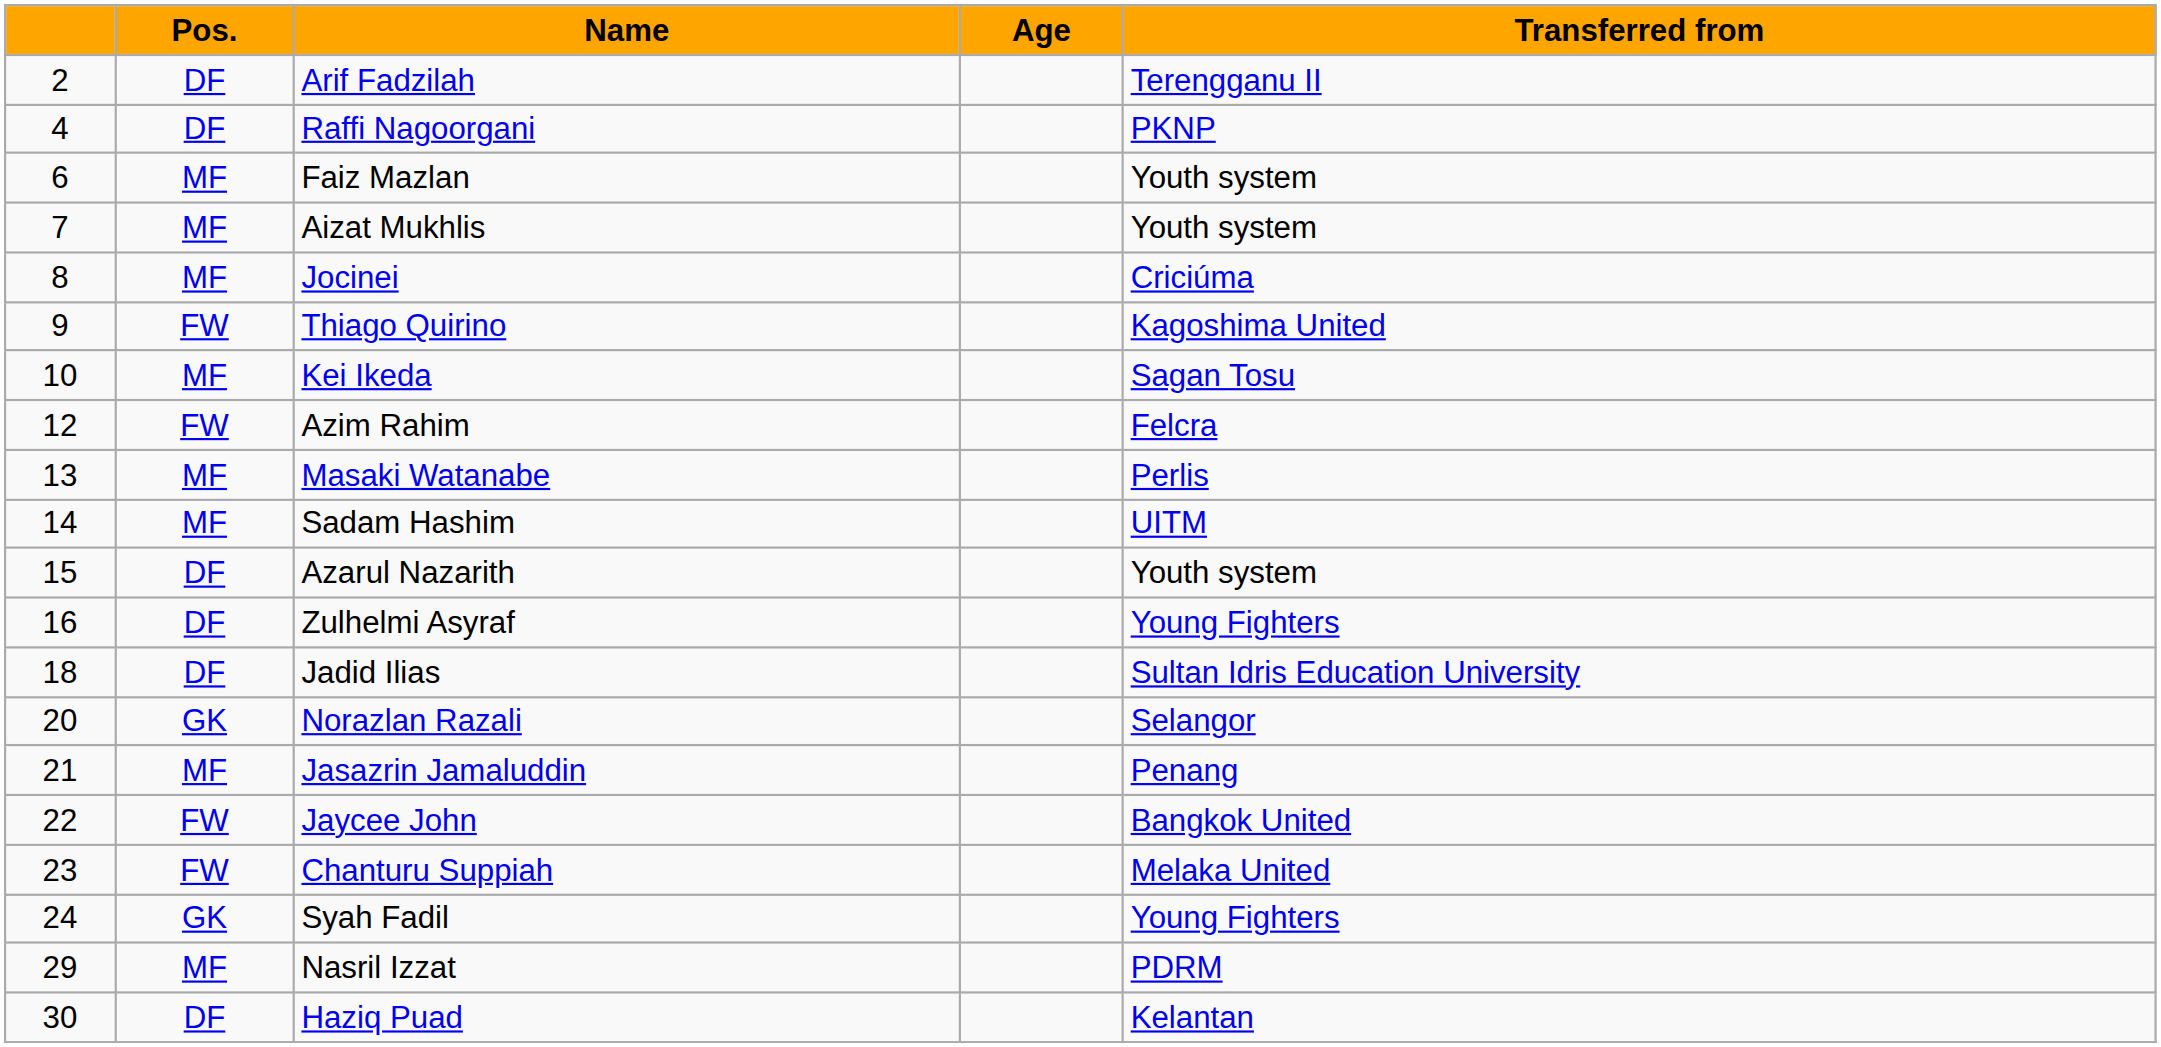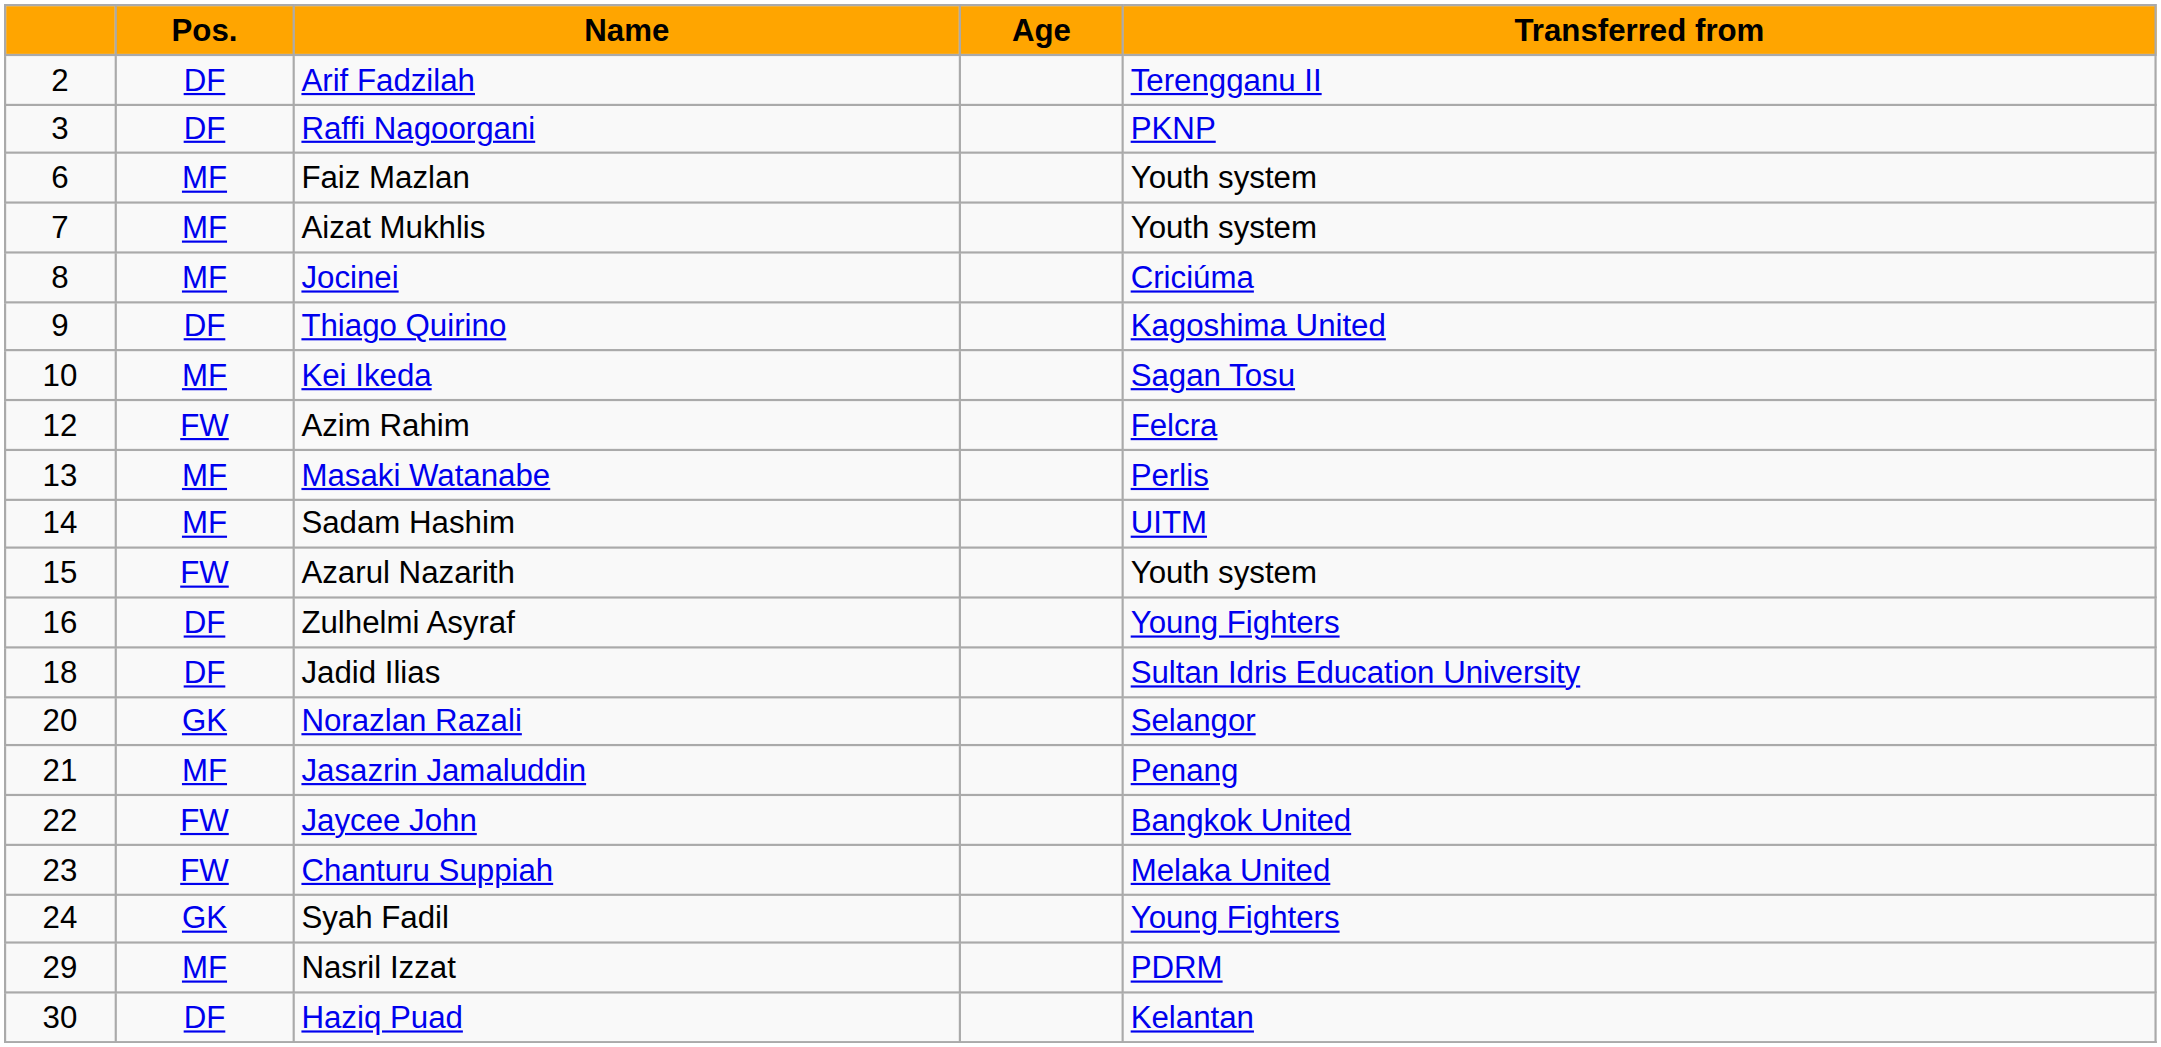(60, 129) 4 -> (60, 129) 3
(204, 326) FW -> (204, 326) DF
(204, 573) DF -> (204, 573) FW
